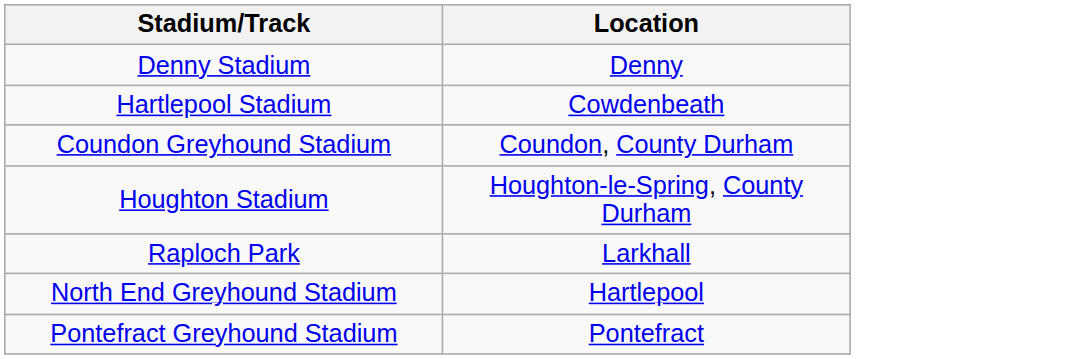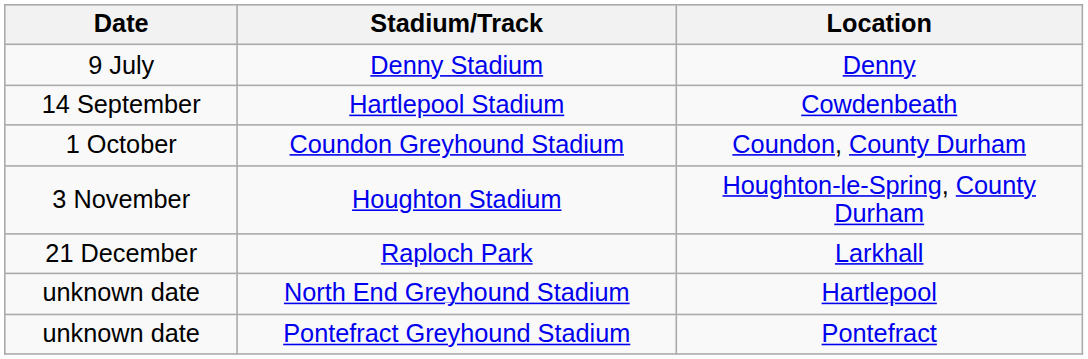+ column: (121, 24)
